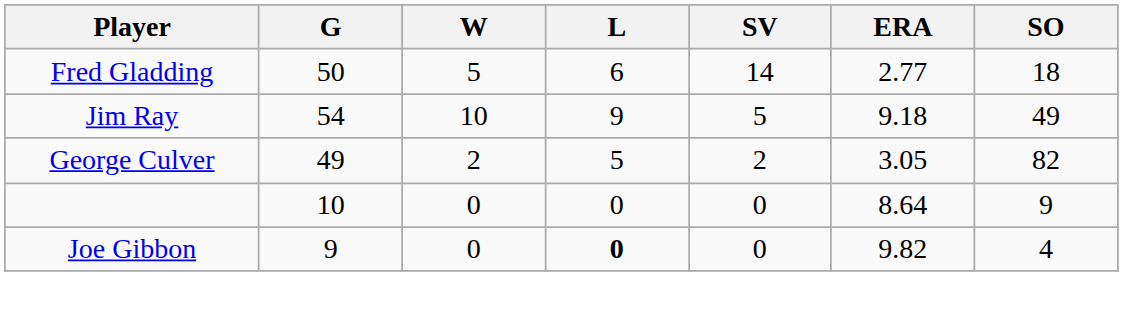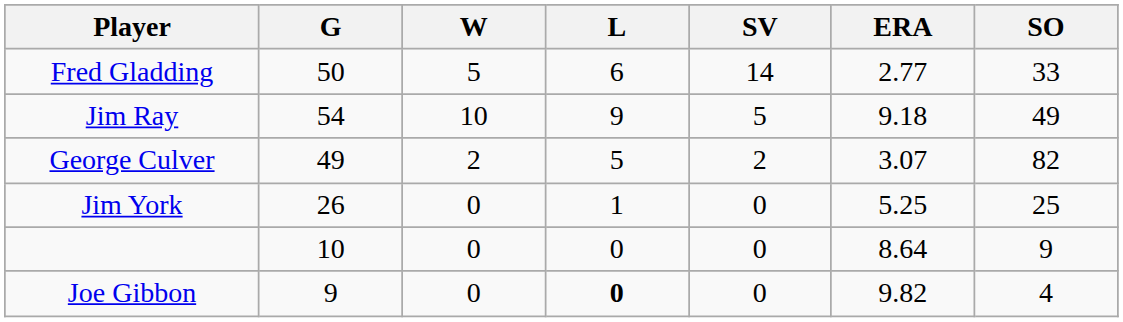(1046, 71) 18 -> (1046, 71) 33
(903, 159) 3.05 -> (903, 159) 3.07
+ row: (132, 204)
